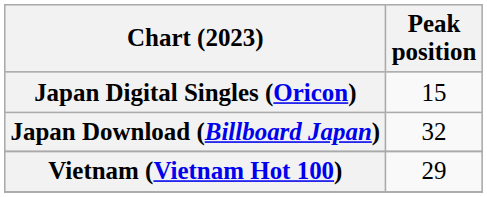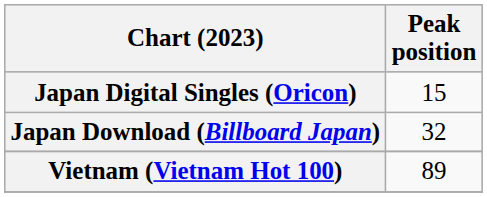(434, 171) 29 -> (434, 171) 89
